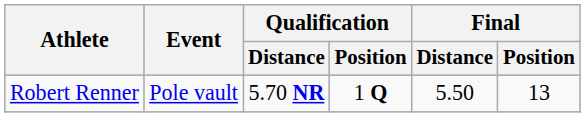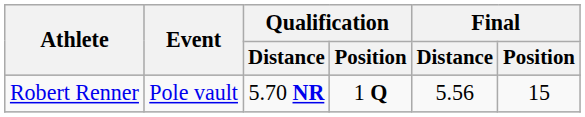(455, 93) 5.50 -> (455, 93) 5.56
(539, 93) 13 -> (539, 93) 15
